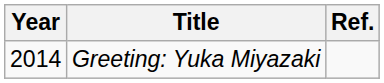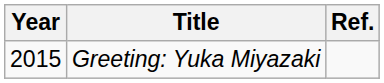(36, 59) 2014 -> (36, 59) 2015
